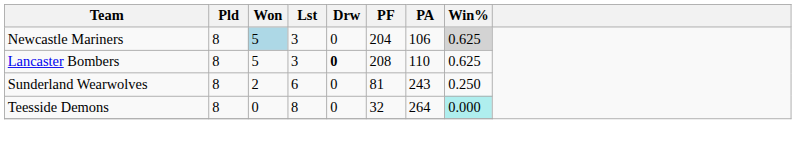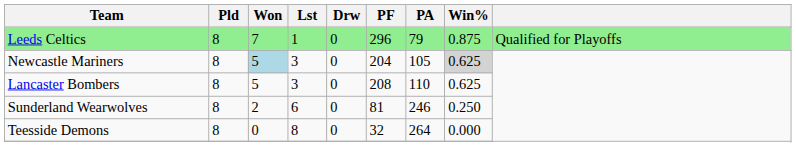+ row: (47, 38)
(420, 38) 106 -> (420, 61) 105
(334, 61) bold -> (334, 84) normal
(420, 84) 243 -> (420, 107) 246
(464, 107) paleturquoise background -> (464, 130) no background
